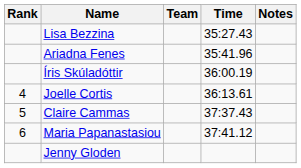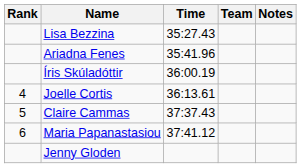columns swapped: (182, 14) <-> (228, 14)
